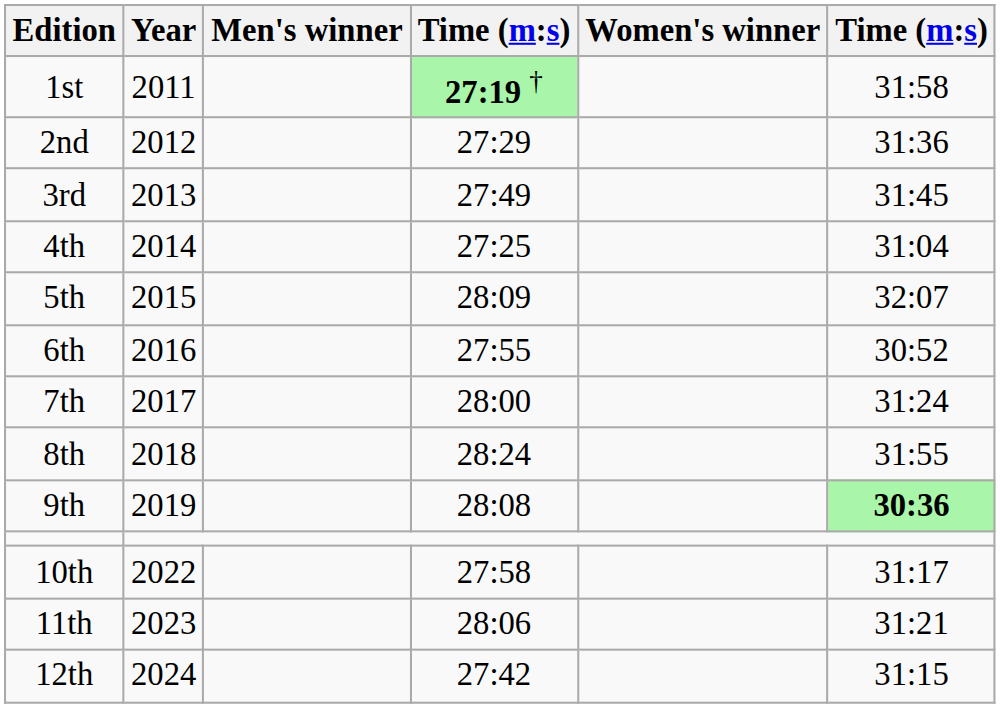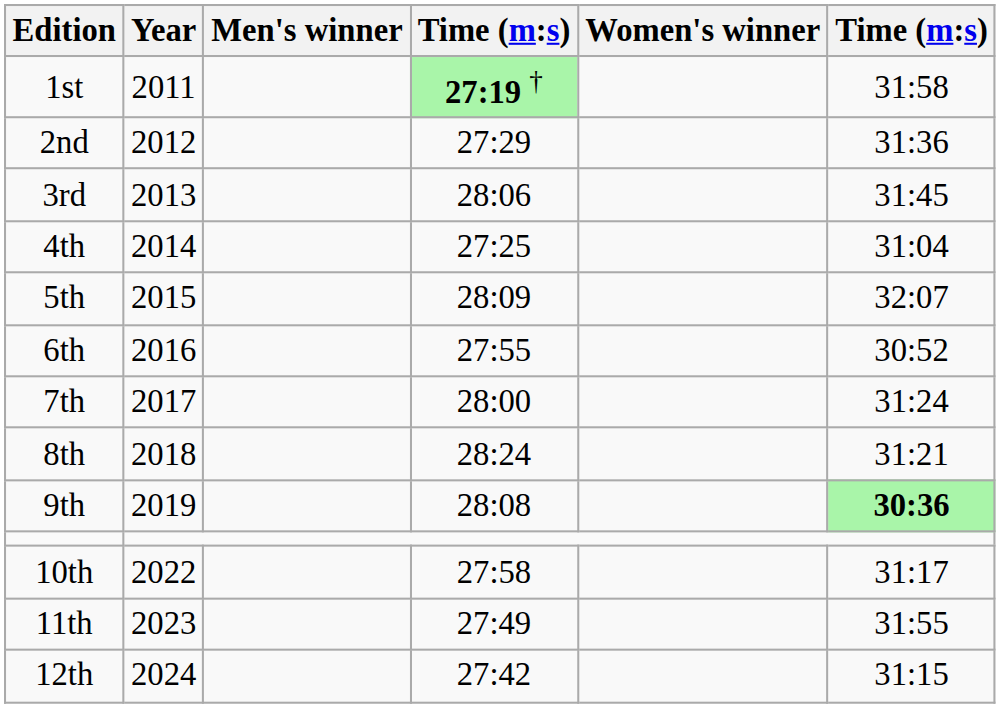(494, 194) 27:49 -> (494, 194) 28:06
(912, 453) 31:55 -> (912, 453) 31:21
(494, 623) 28:06 -> (494, 623) 27:49
(912, 623) 31:21 -> (912, 623) 31:55
